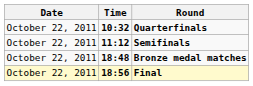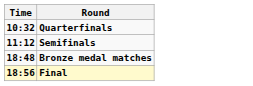- column: (52, 12)
